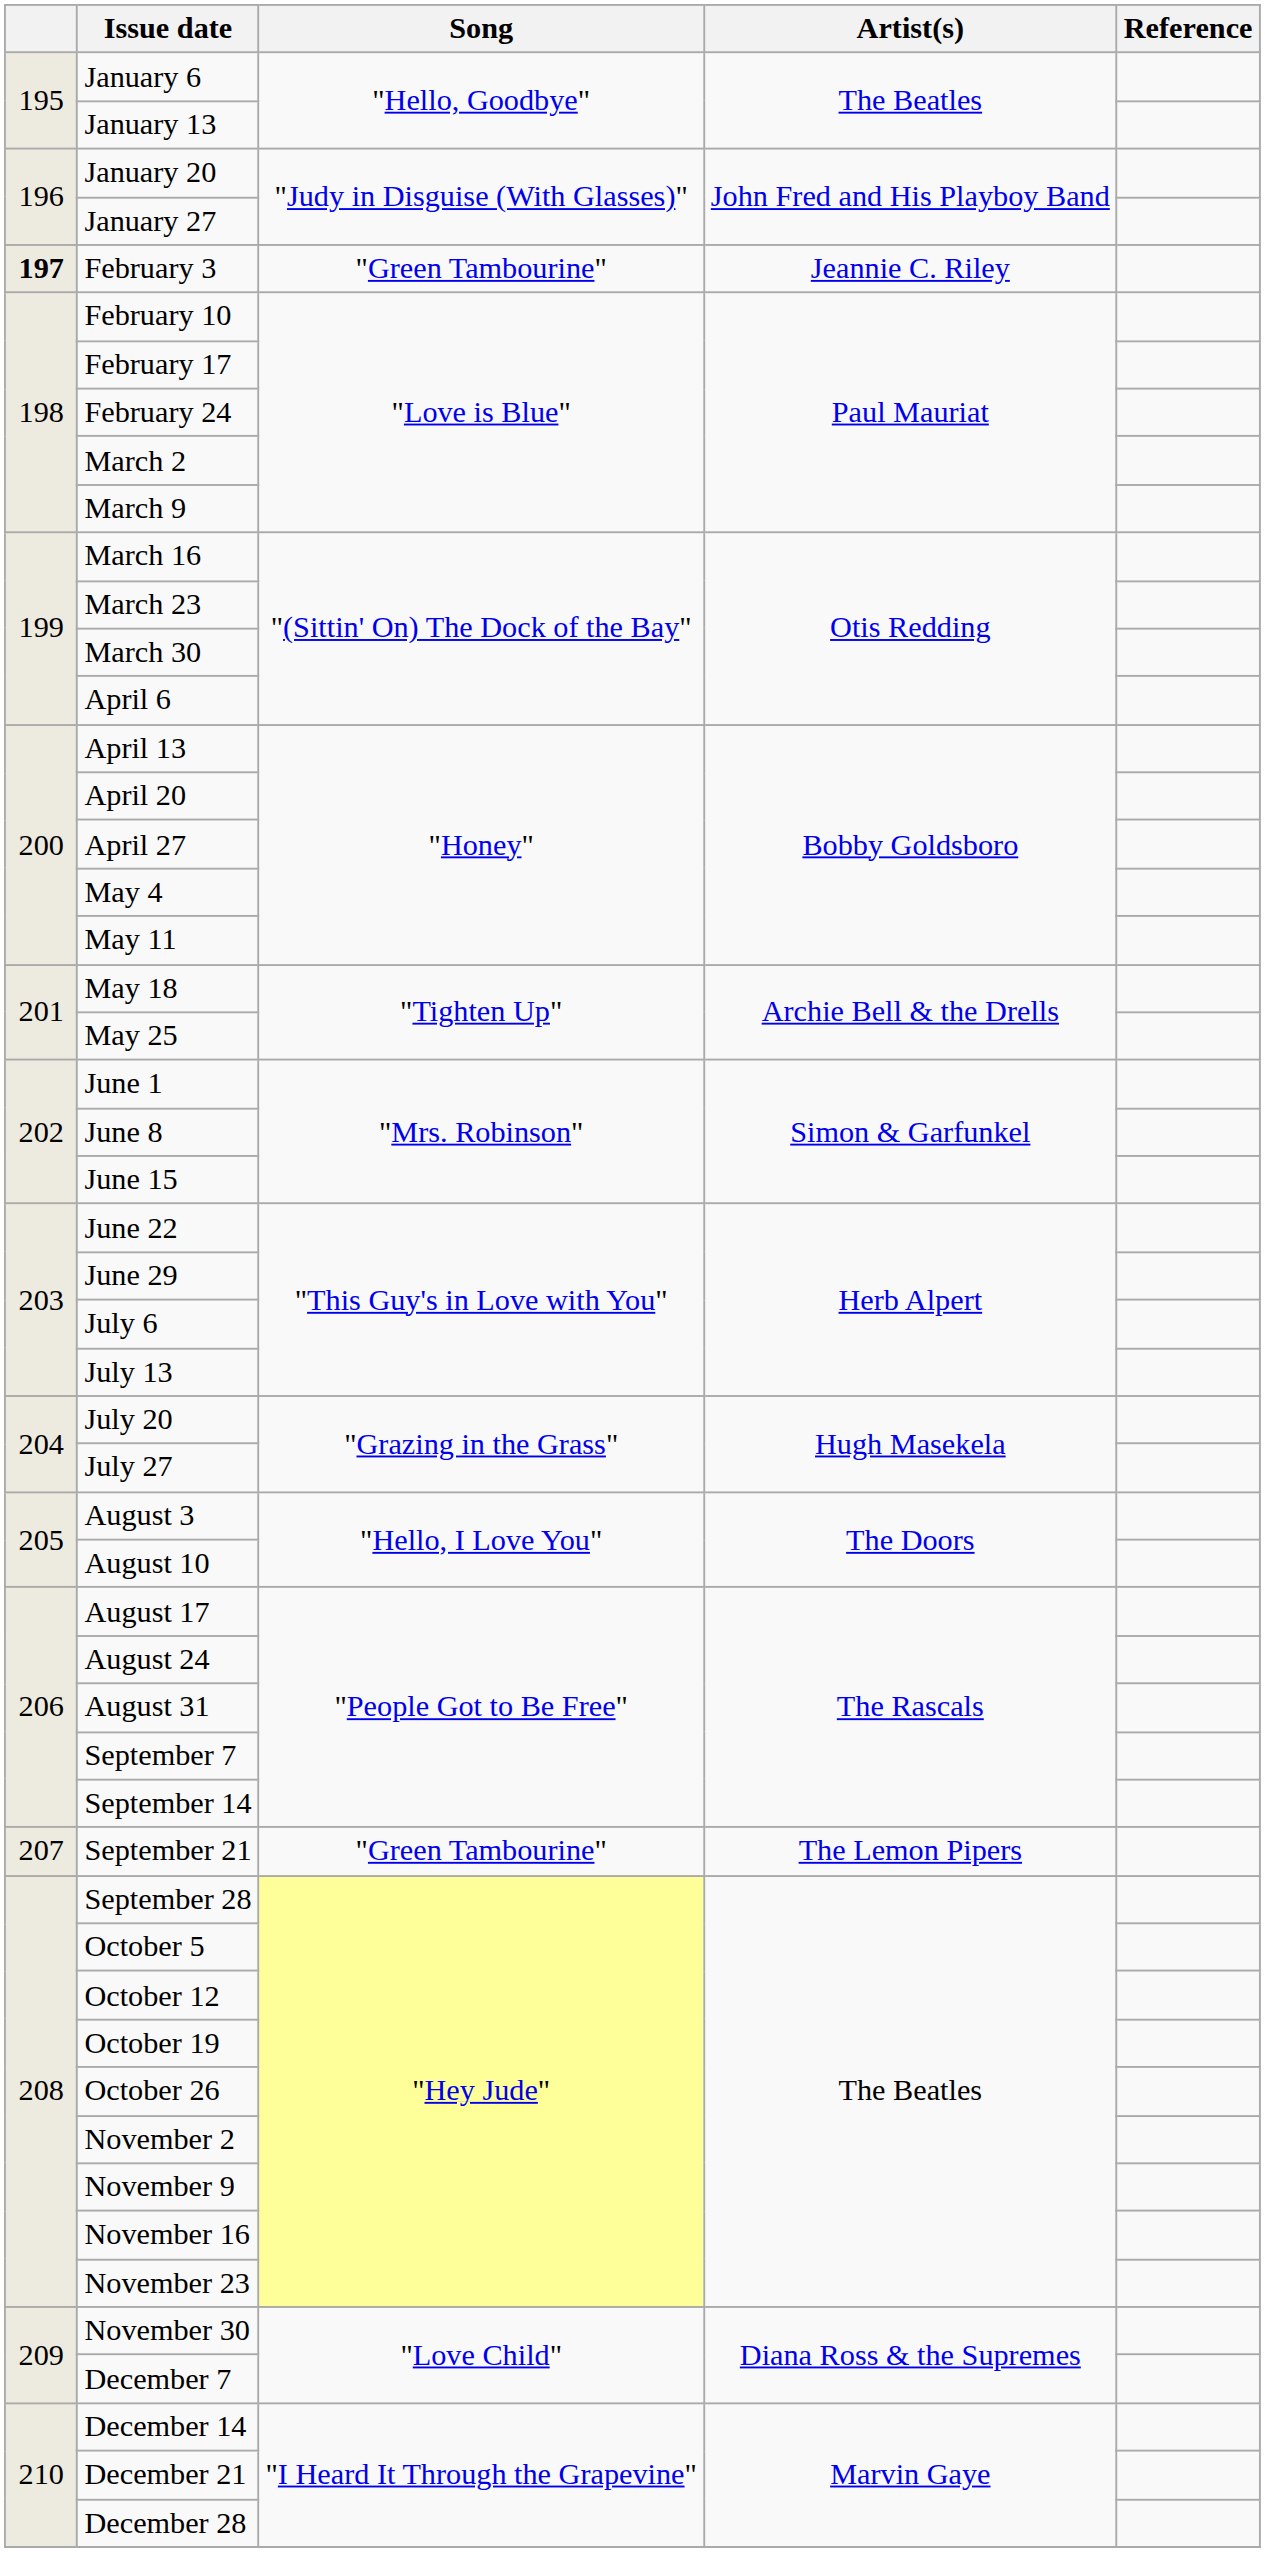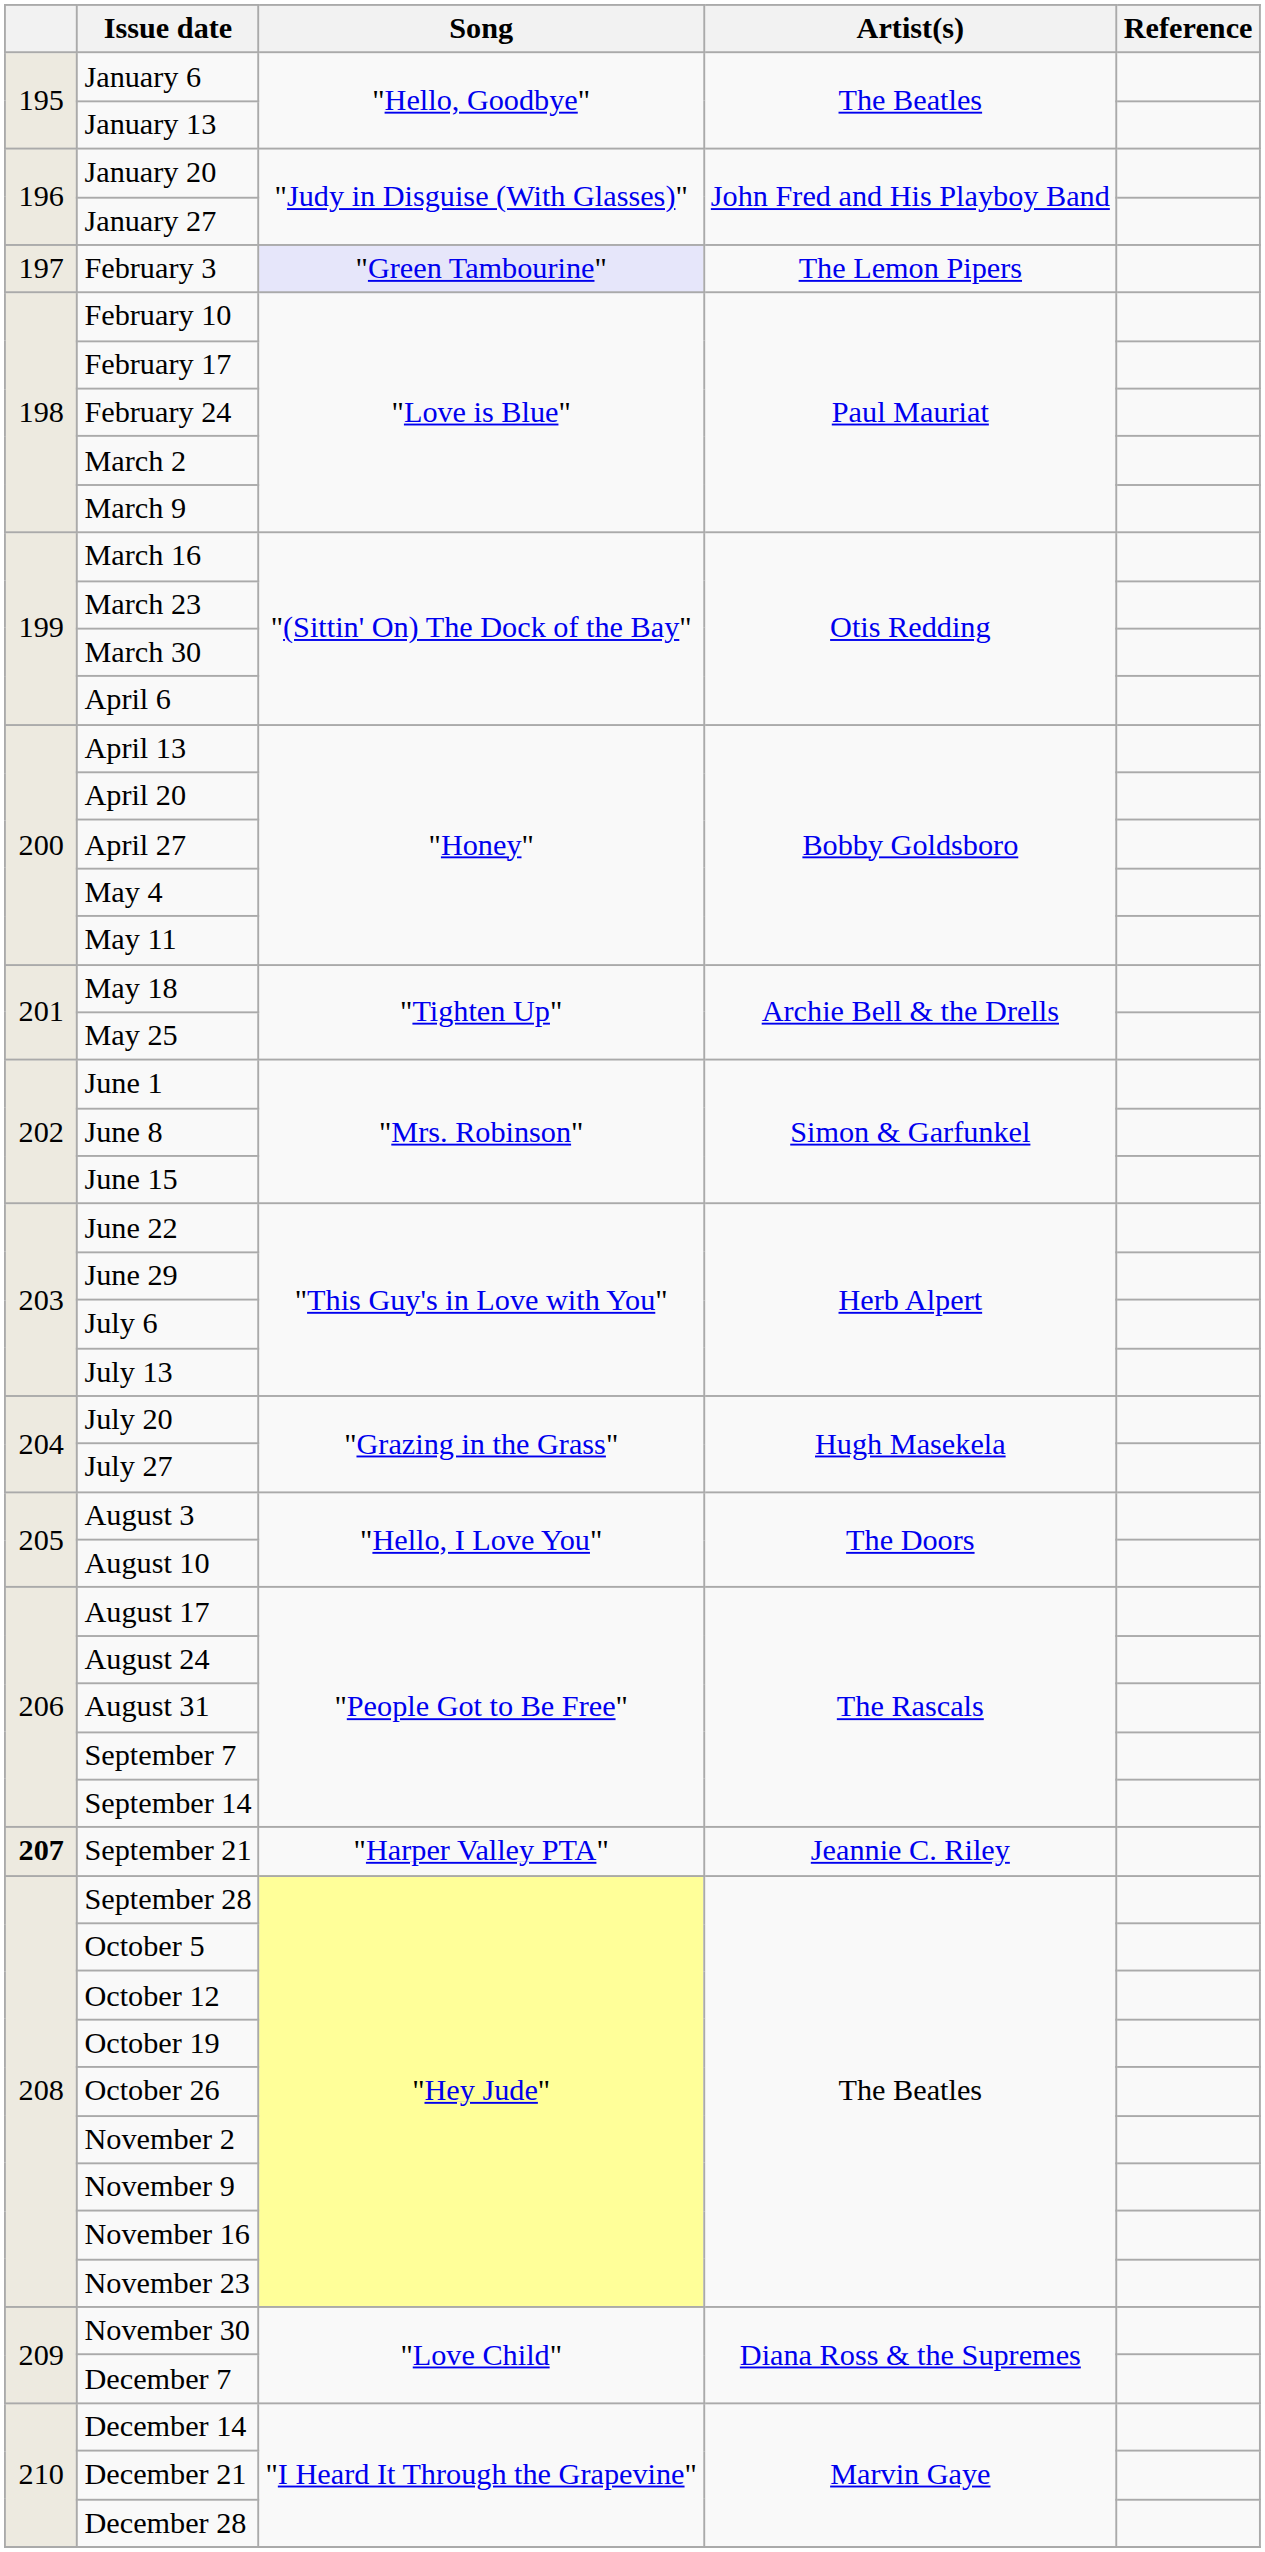(41, 268) bold -> (41, 268) normal
(481, 268) no background -> (481, 268) lavender background
(910, 268) Jeannie C. Riley -> (910, 268) The Lemon Pipers
(41, 1850) normal -> (41, 1850) bold
(481, 1850) "Green Tambourine" -> (481, 1850) "Harper Valley PTA"
(910, 1850) The Lemon Pipers -> (910, 1850) Jeannie C. Riley
